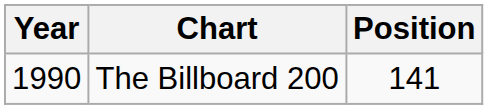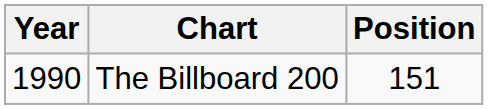(414, 78) 141 -> (414, 78) 151
